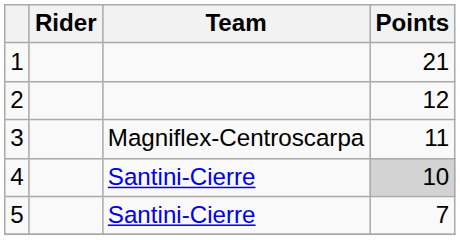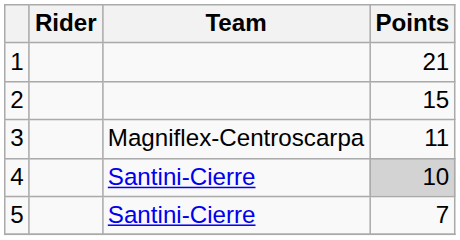(436, 100) 12 -> (436, 100) 15
